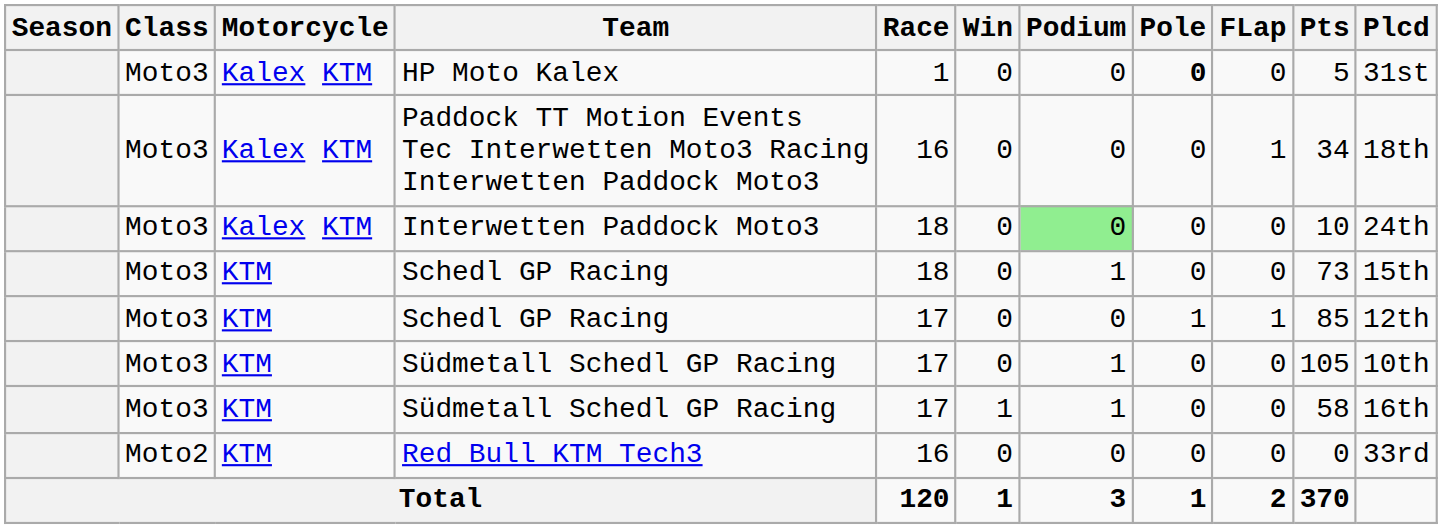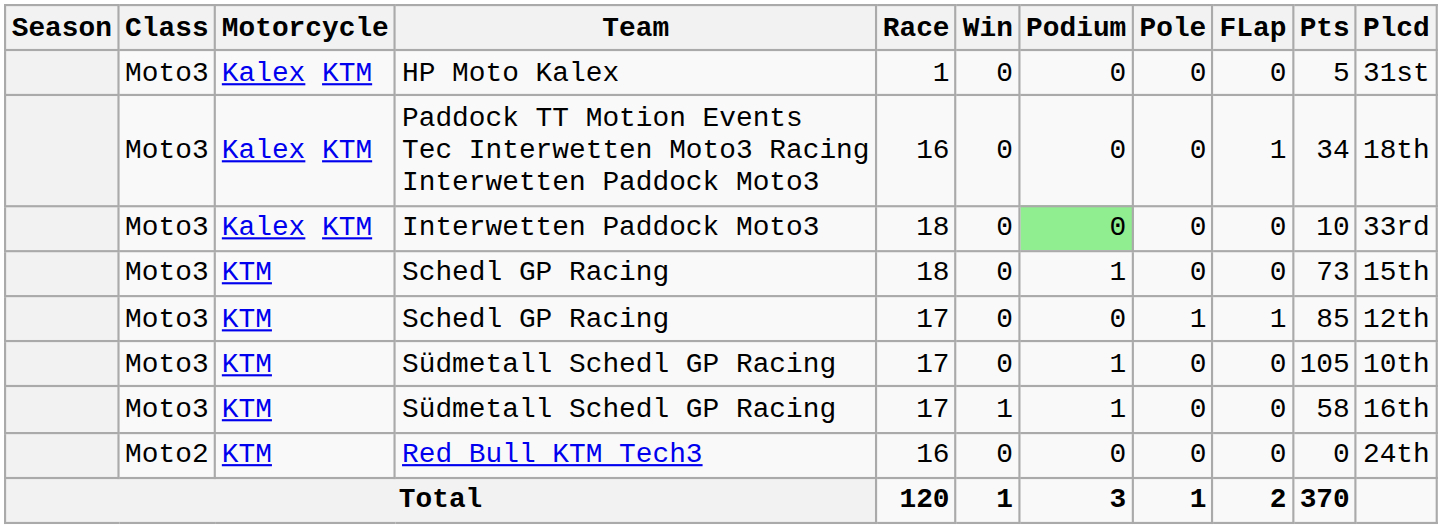(1198, 73) bold -> (1198, 73) normal
(1396, 228) 24th -> (1396, 228) 33rd
(1396, 455) 33rd -> (1396, 455) 24th
